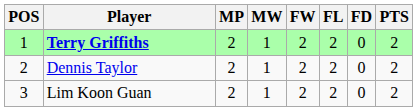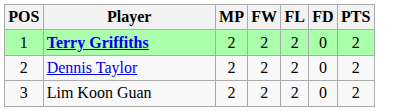- column: (267, 17)
